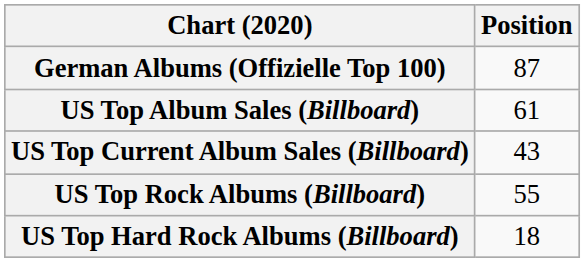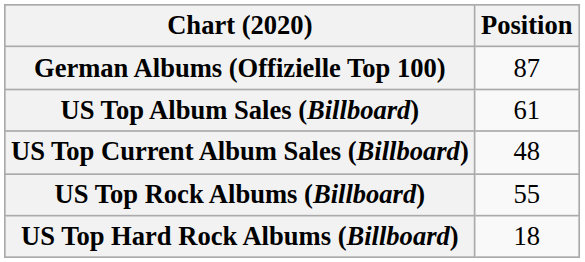(527, 151) 43 -> (527, 151) 48
